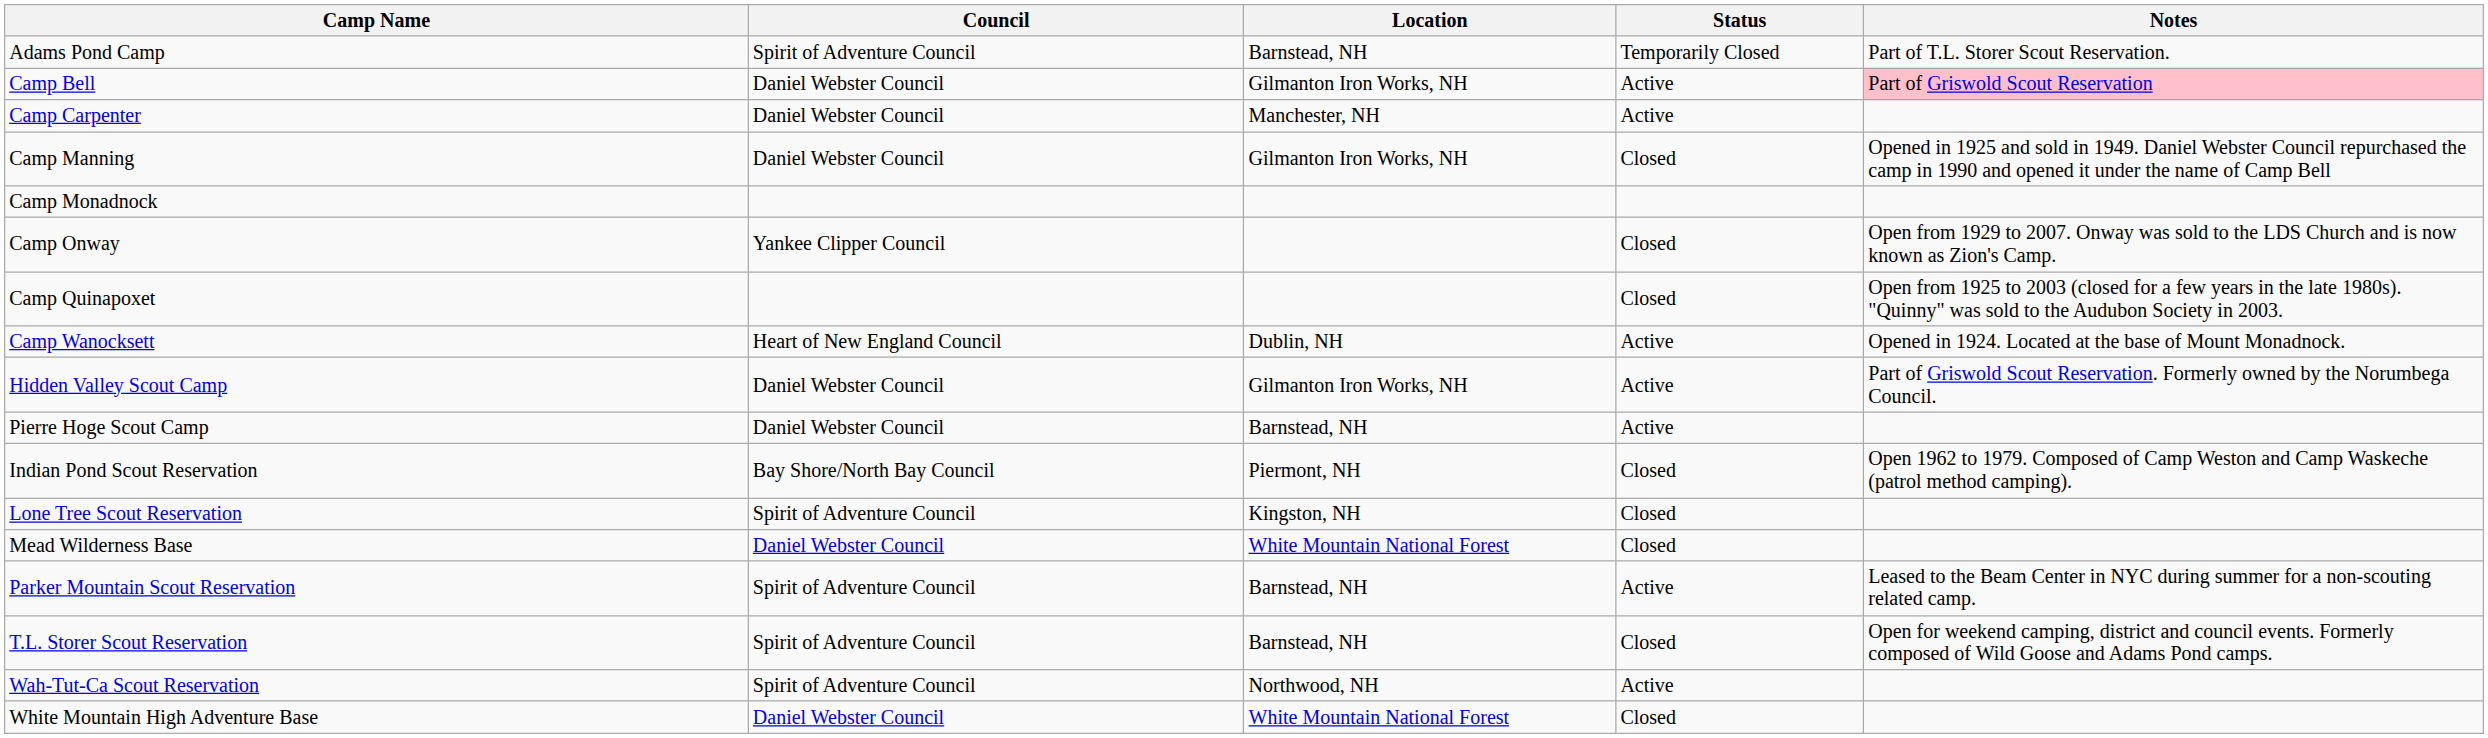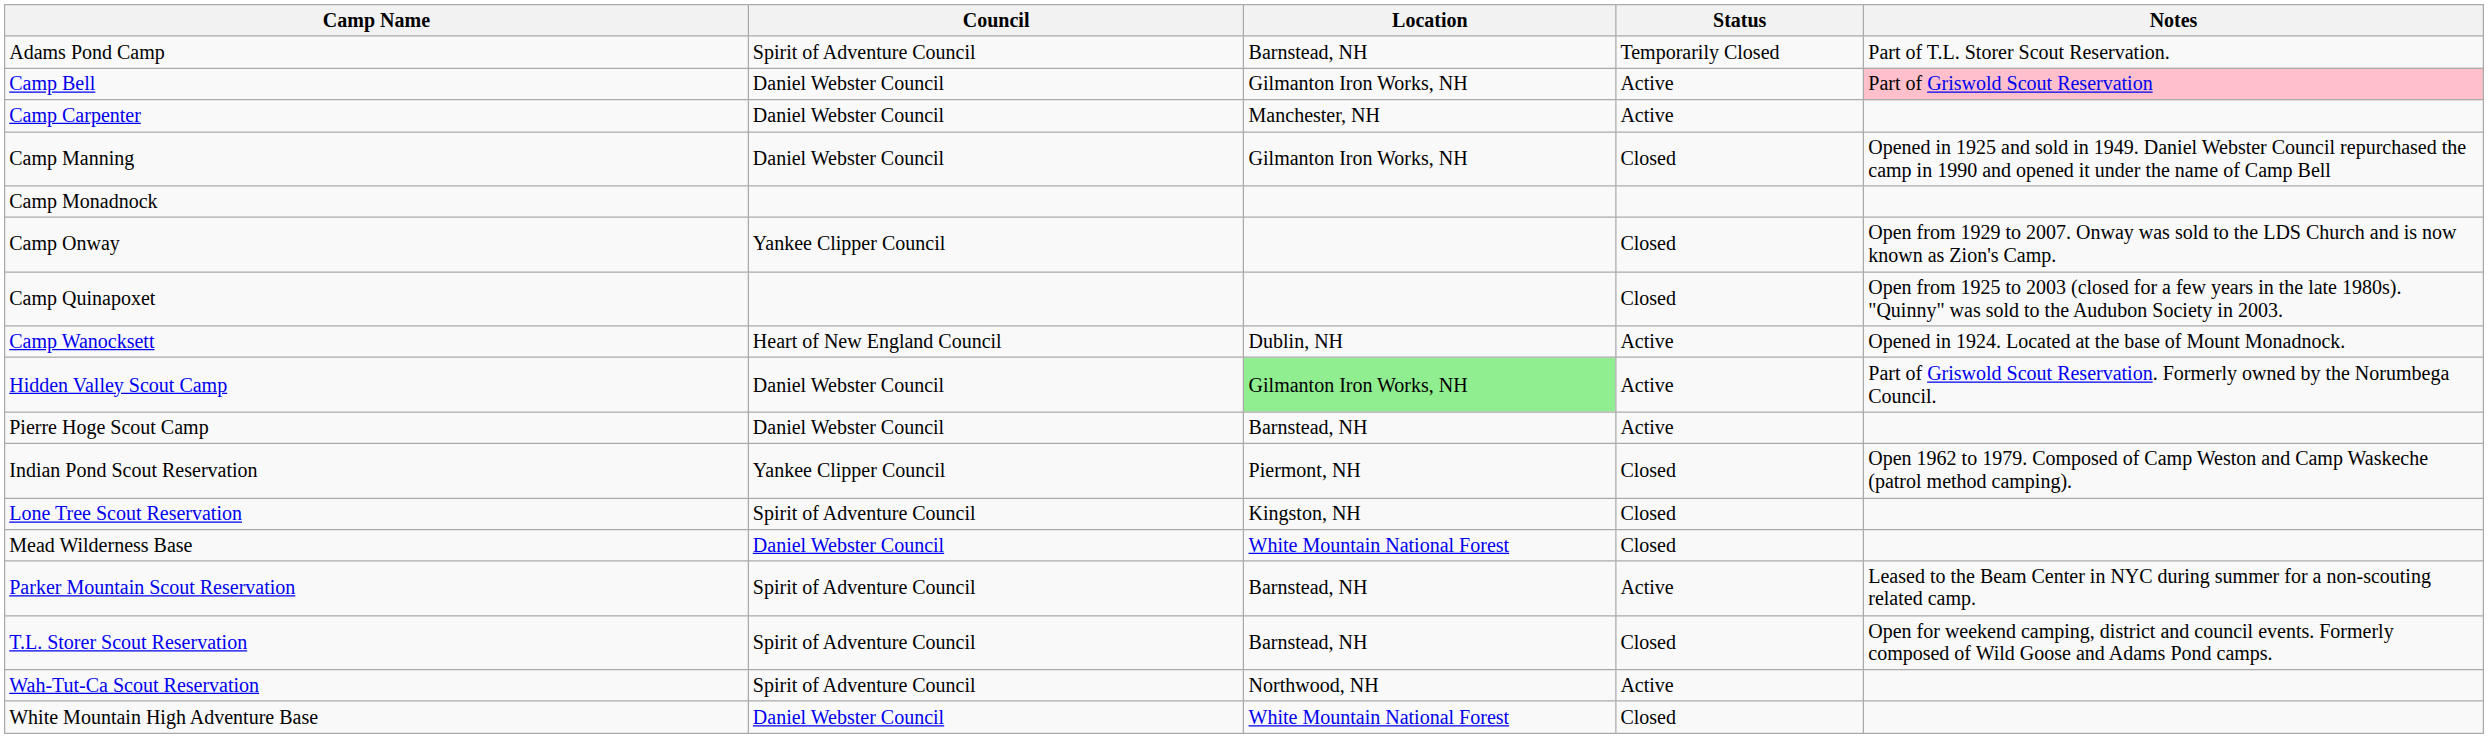(1358, 384) no background -> (1358, 384) lightgreen background
(874, 470) Bay Shore/North Bay Council -> (849, 470) Yankee Clipper Council
